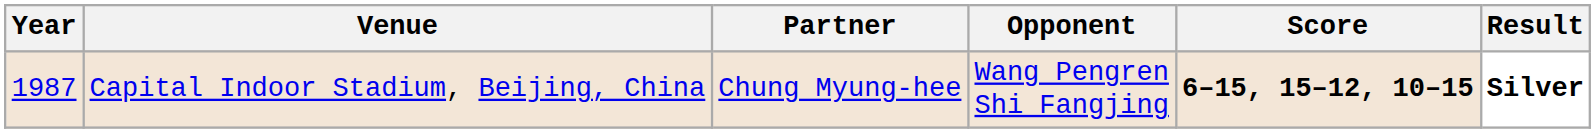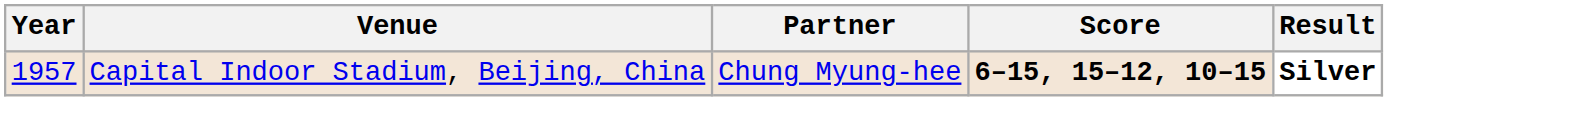- column: (1072, 28)
(44, 89) 1987 -> (44, 73) 1957
